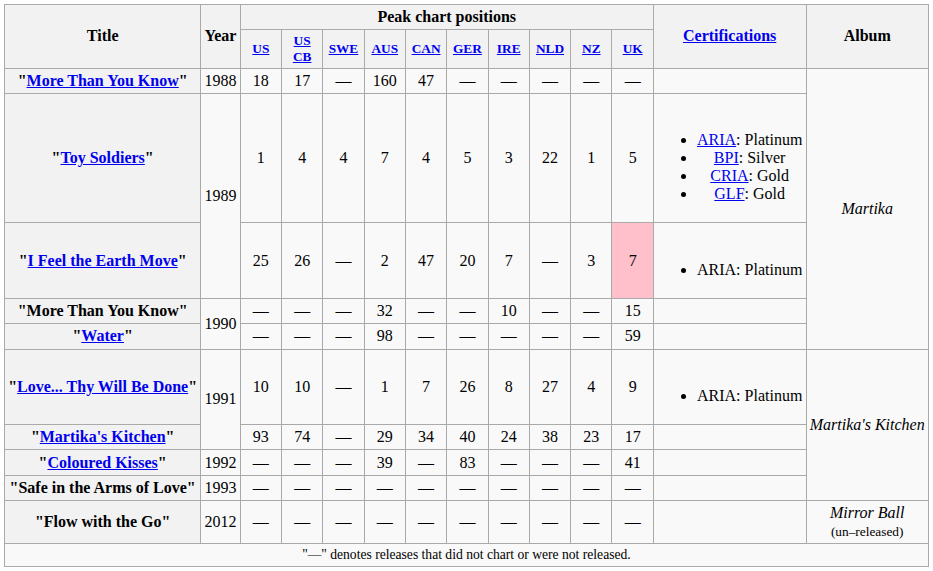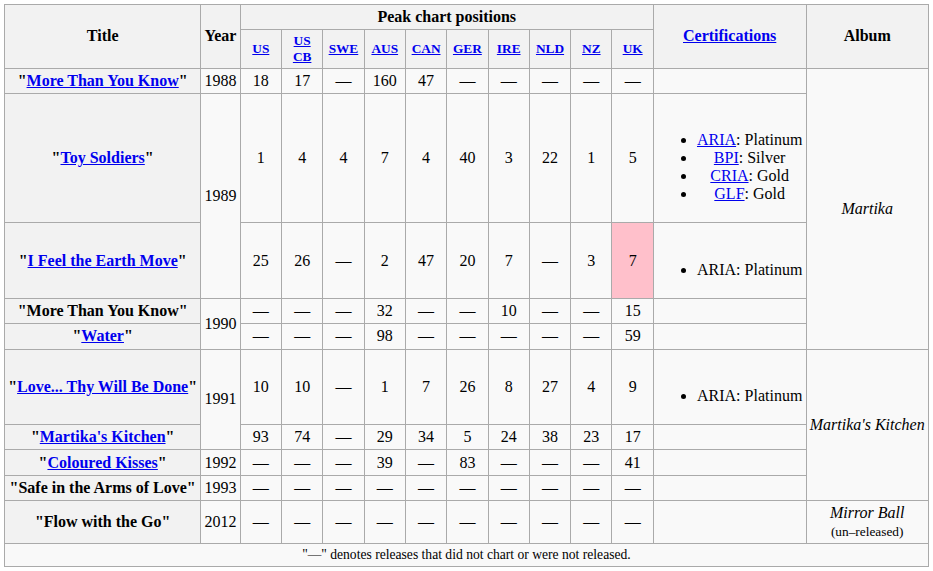(467, 158) 5 -> (467, 158) 40
(467, 437) 40 -> (467, 437) 5
